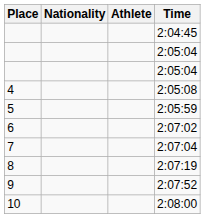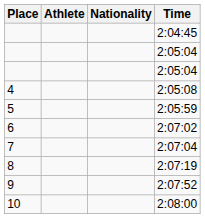columns swapped: (131, 14) <-> (75, 14)
